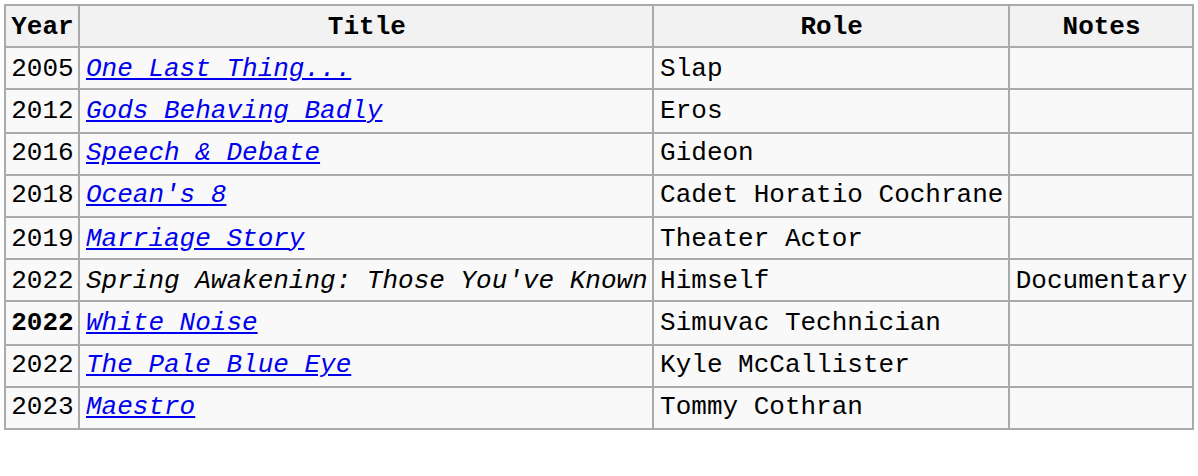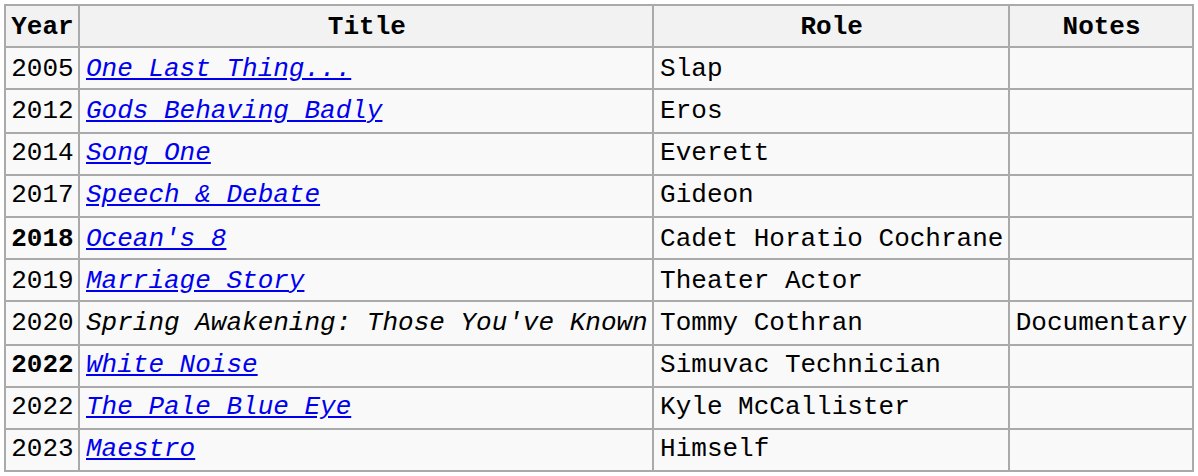+ row: (148, 153)
(42, 153) 2016 -> (42, 196) 2017
(42, 196) normal -> (42, 238) bold
(42, 280) 2022 -> (42, 323) 2020
(715, 280) Himself -> (762, 323) Tommy Cothran
(762, 408) Tommy Cothran -> (715, 450) Himself
